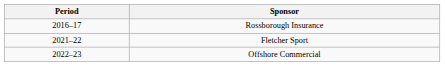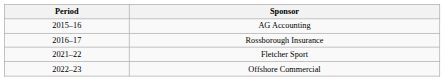+ row: (284, 26)
